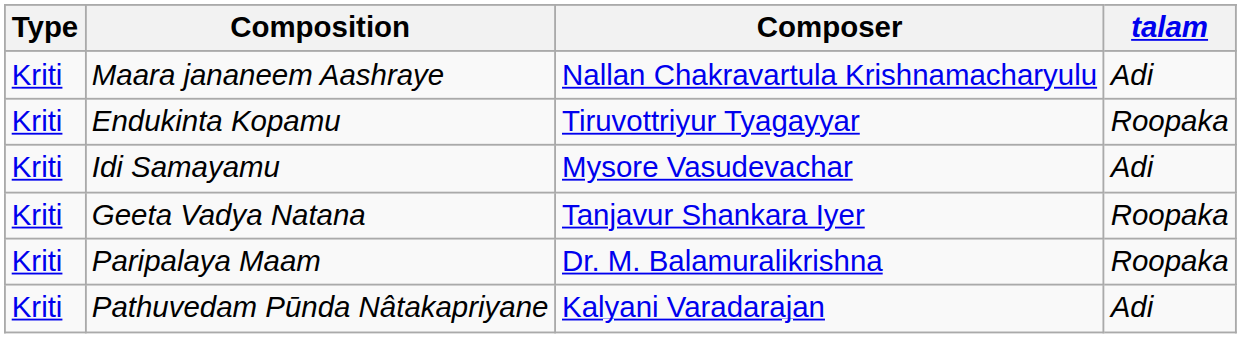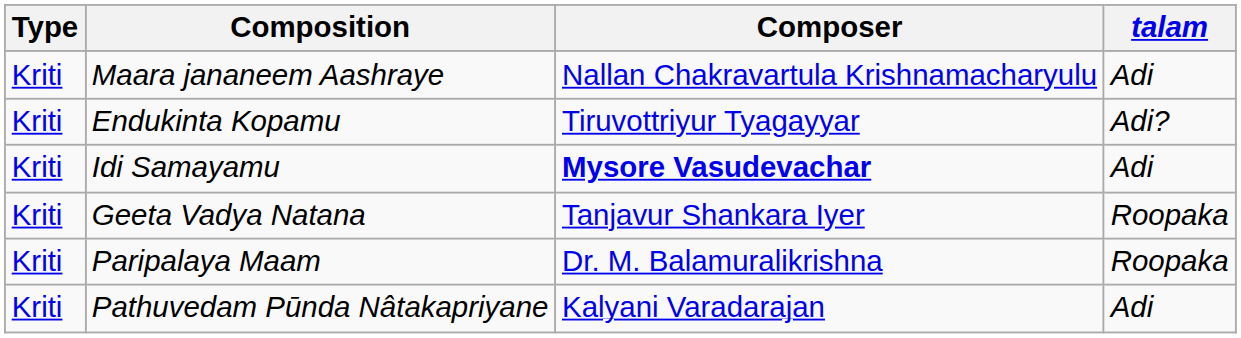(1170, 121) Roopaka -> (1140, 121) Adi?
(707, 167) normal -> (717, 167) bold
